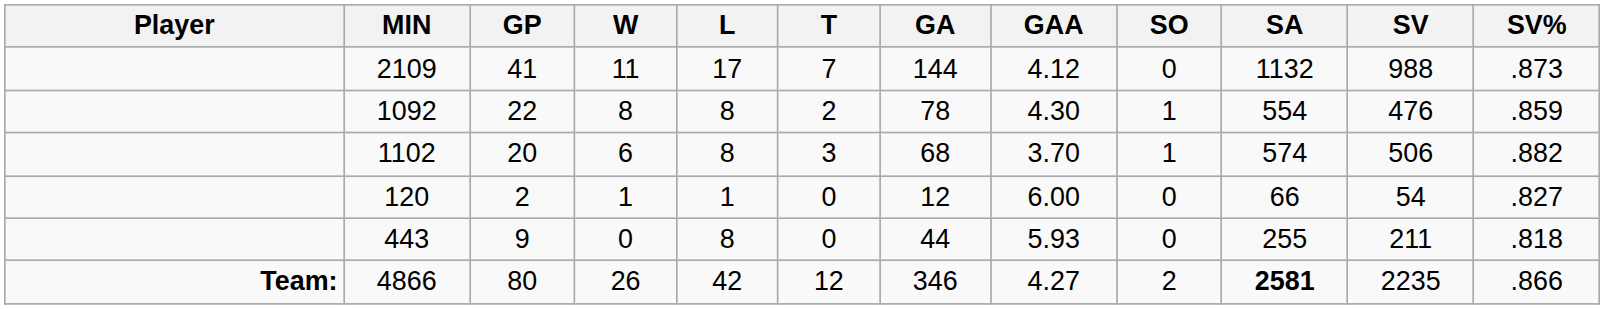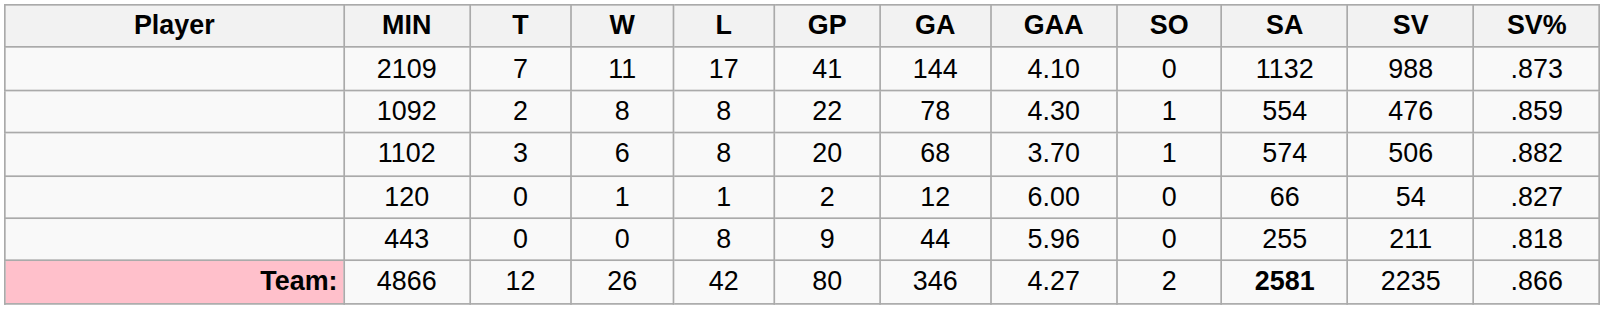columns swapped: (522, 25) <-> (829, 25)
(1054, 68) 4.12 -> (1054, 68) 4.10
(1054, 238) 5.93 -> (1054, 238) 5.96
(299, 281) no background -> (299, 281) pink background
